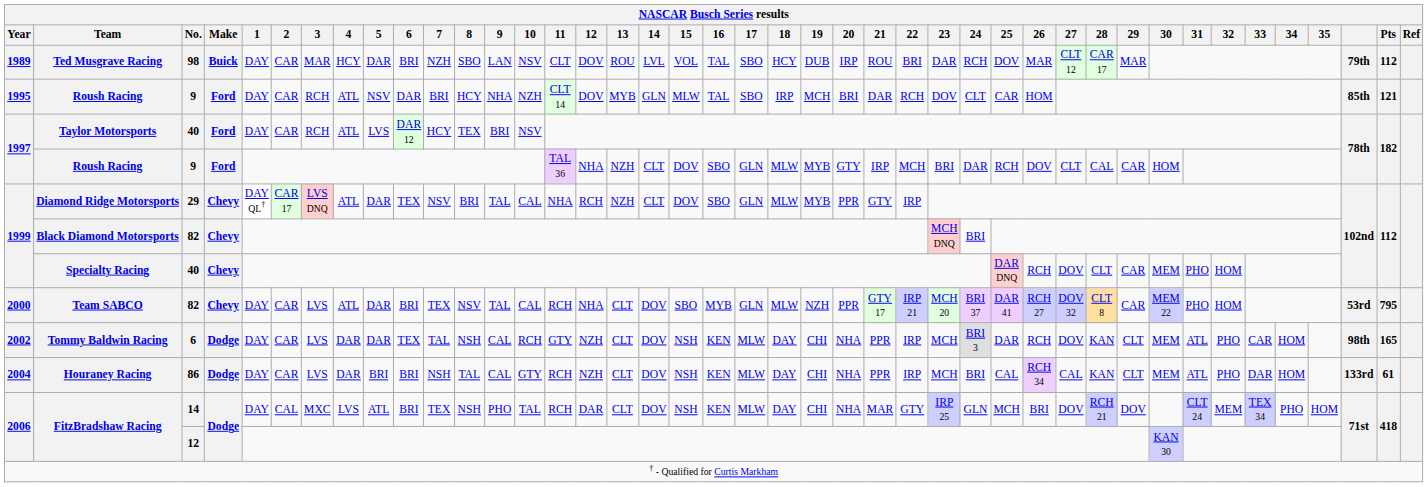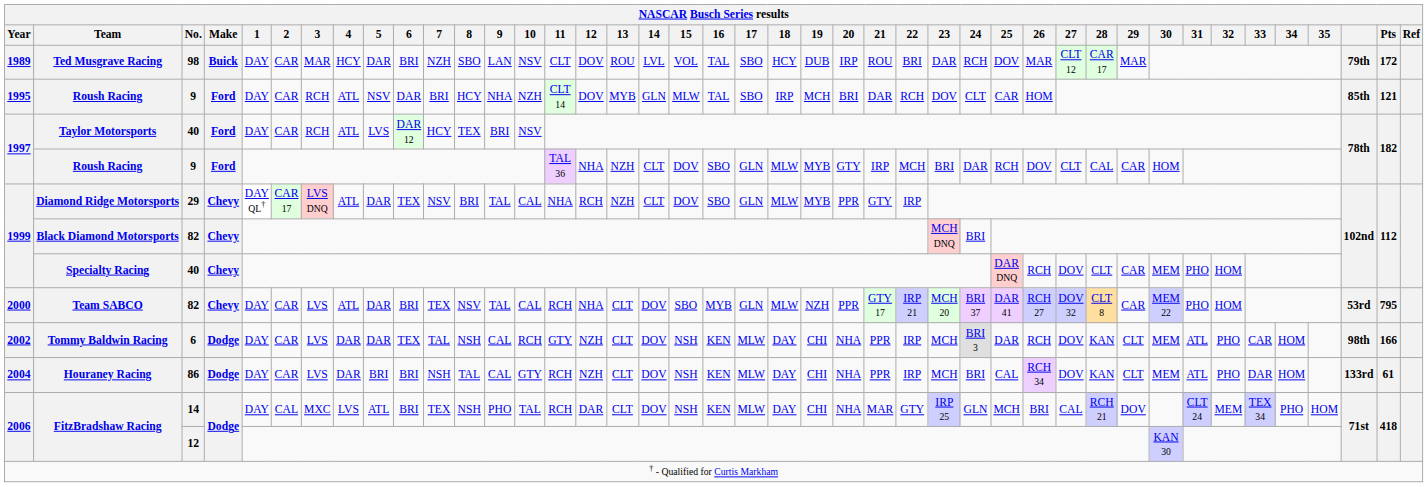(1388, 62) 112 -> (1388, 62) 172
(1388, 340) 165 -> (1388, 340) 166
(1071, 374) CAL -> (1071, 374) DOV
(1071, 409) DOV -> (1071, 409) CAL
